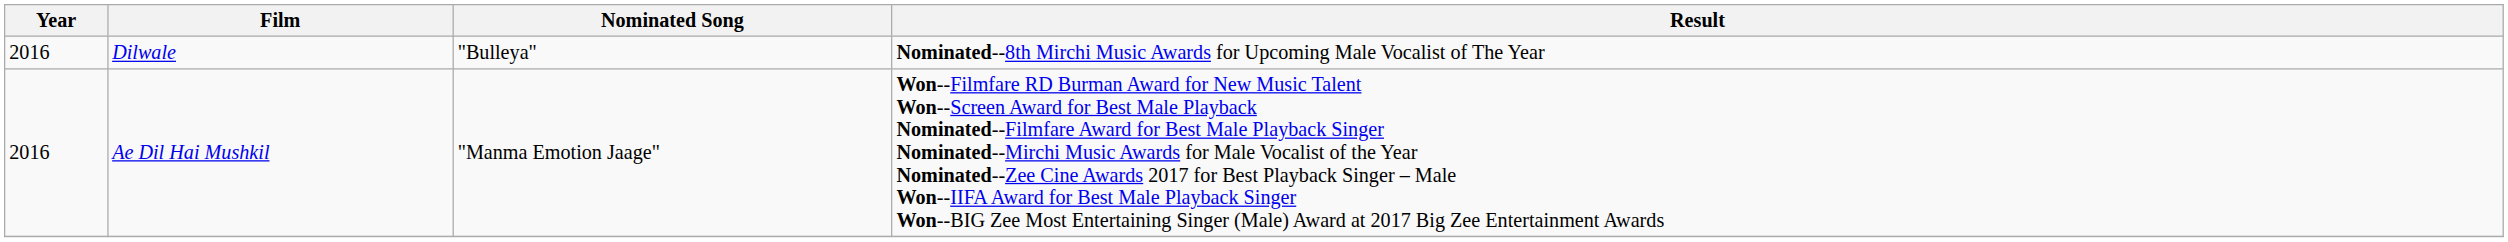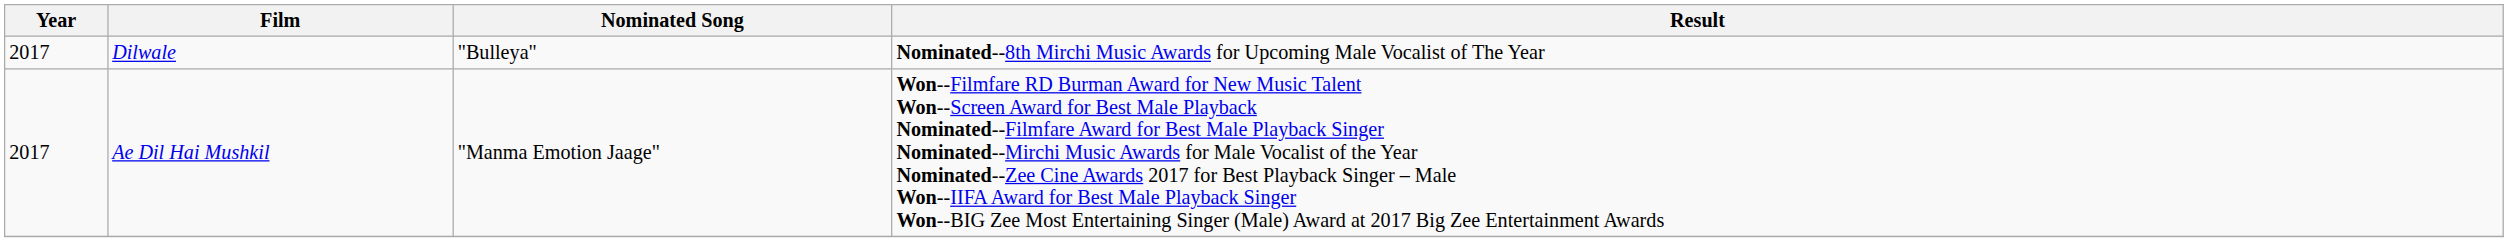(29, 52) 2016 -> (29, 52) 2017
(29, 152) 2016 -> (29, 152) 2017
